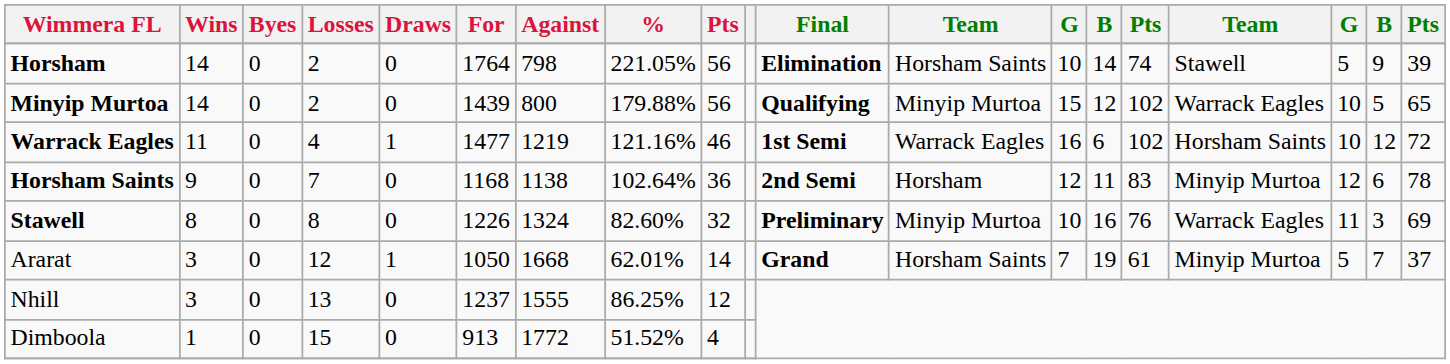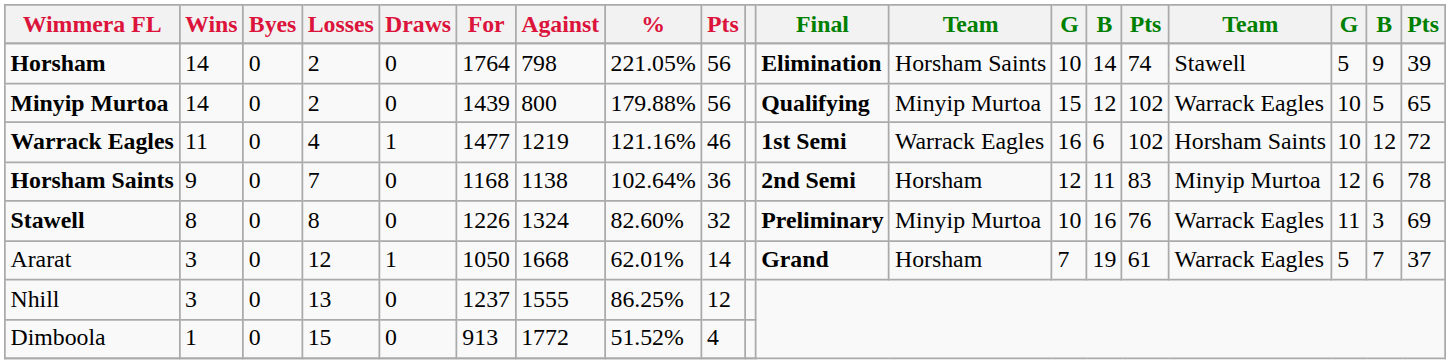(971, 259) Horsham Saints -> (939, 259) Horsham
(1248, 259) Minyip Murtoa -> (1249, 259) Warrack Eagles
